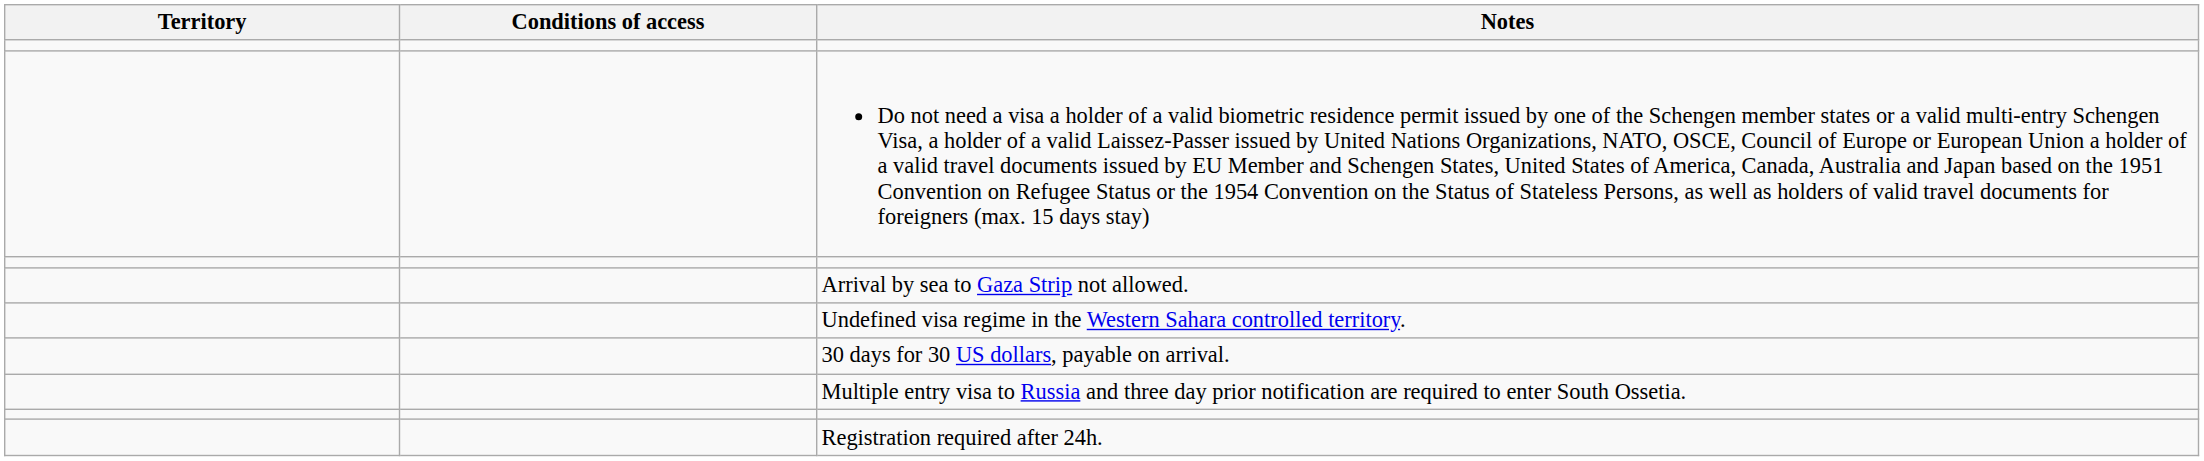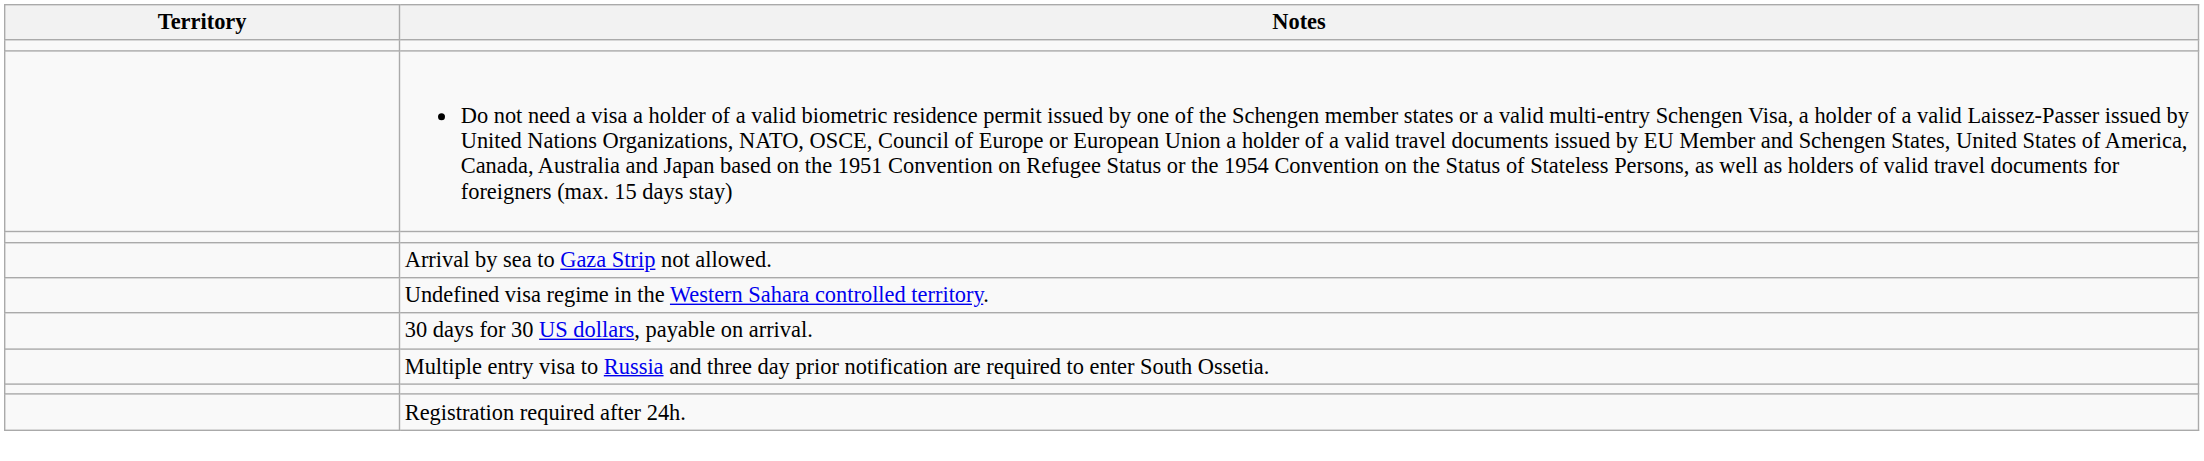- column: (608, 22)
